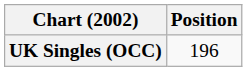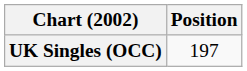(204, 50) 196 -> (204, 50) 197
